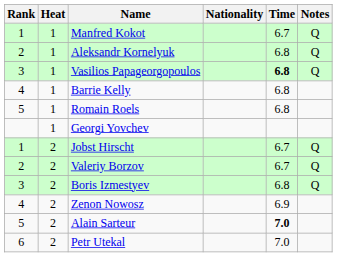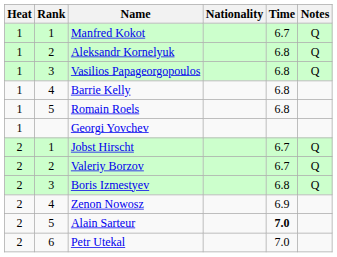columns swapped: (21, 14) <-> (53, 14)
(282, 71) bold -> (282, 71) normal
